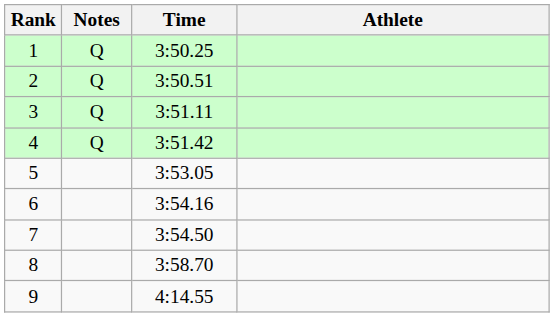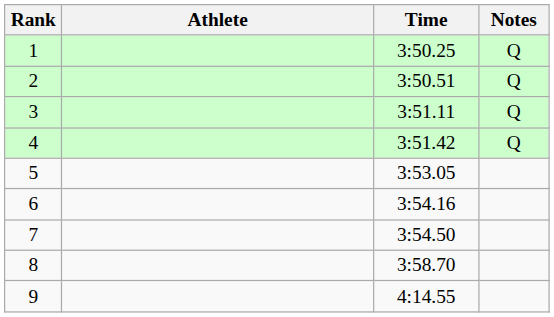columns swapped: (393, 19) <-> (97, 19)
